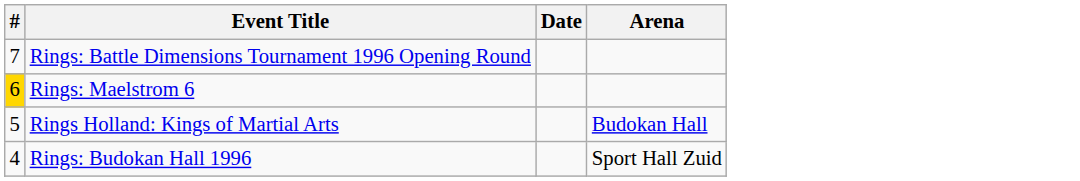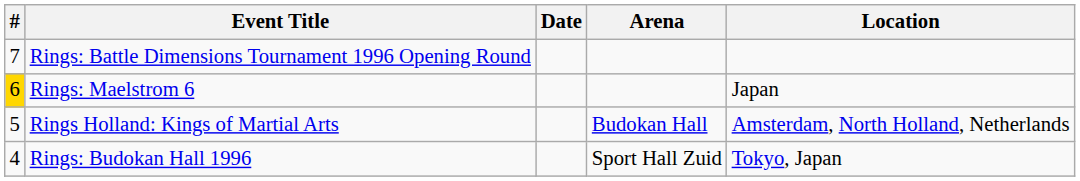+ column: (901, 21)
